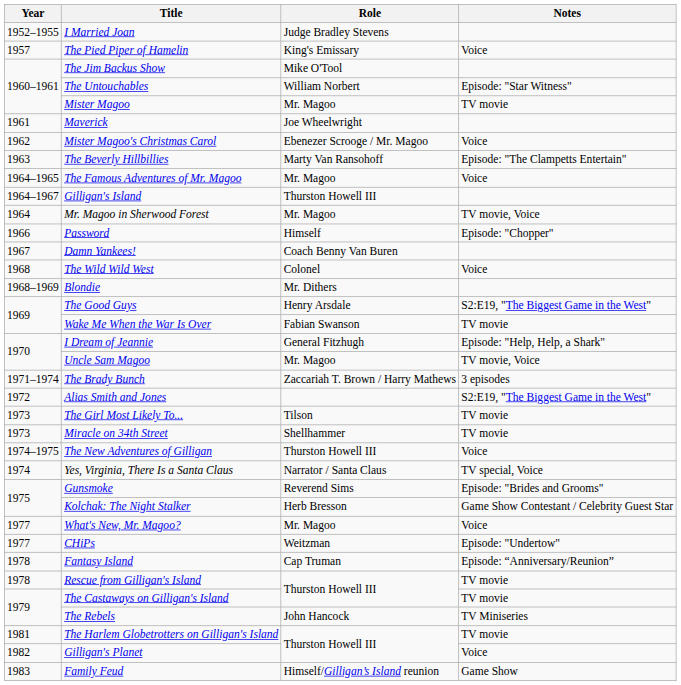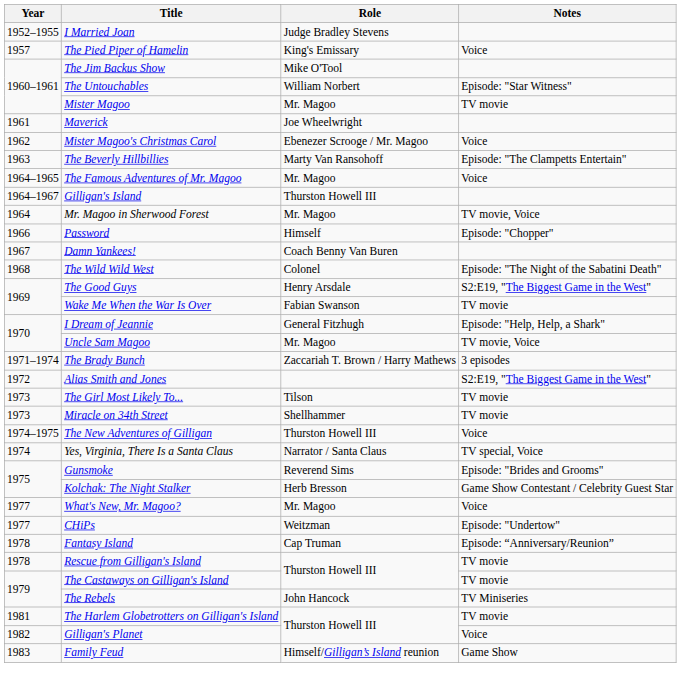(474, 269) Voice -> (561, 269) Episode: "The Night of the Sabatini Death"
- row: (82, 287)
